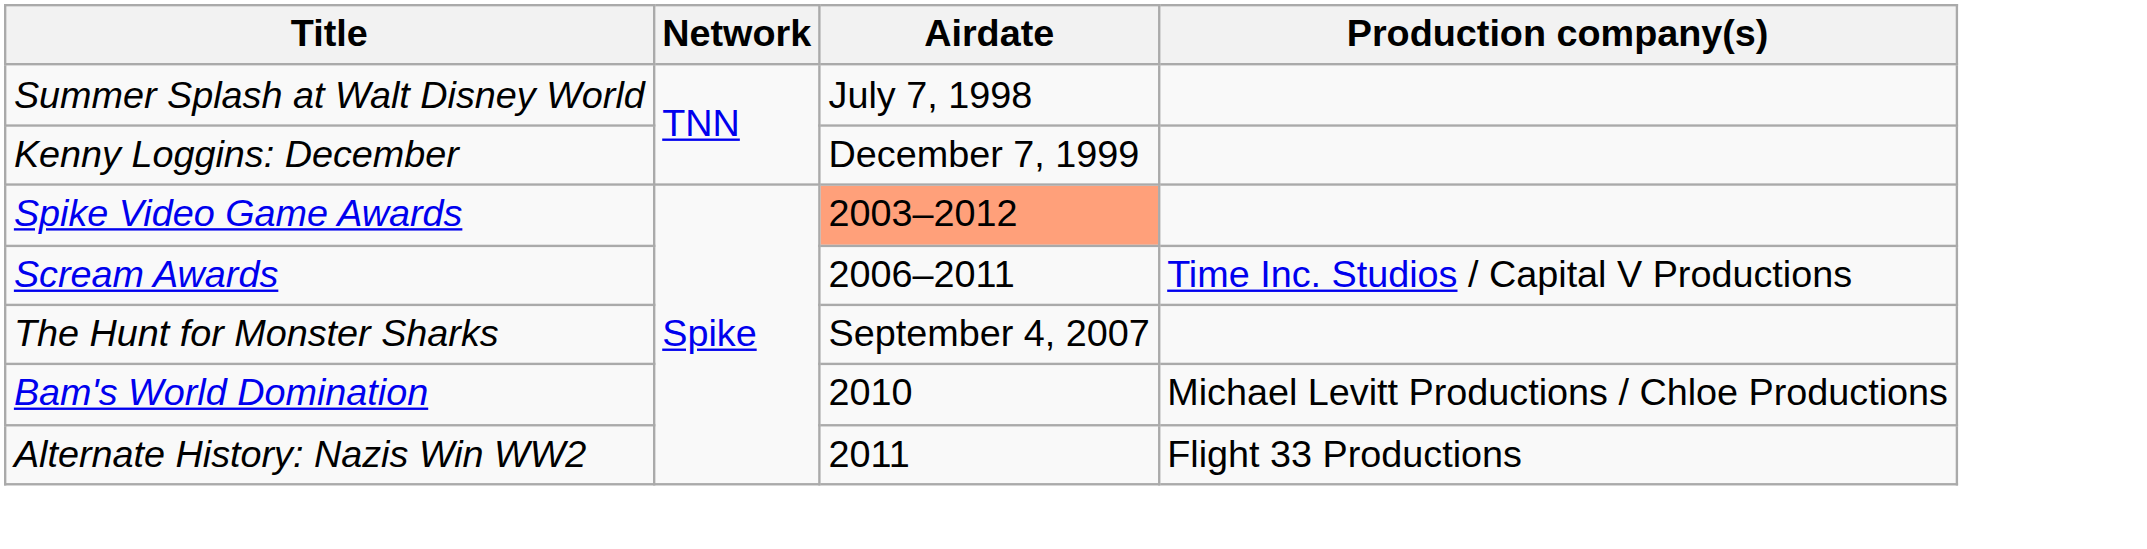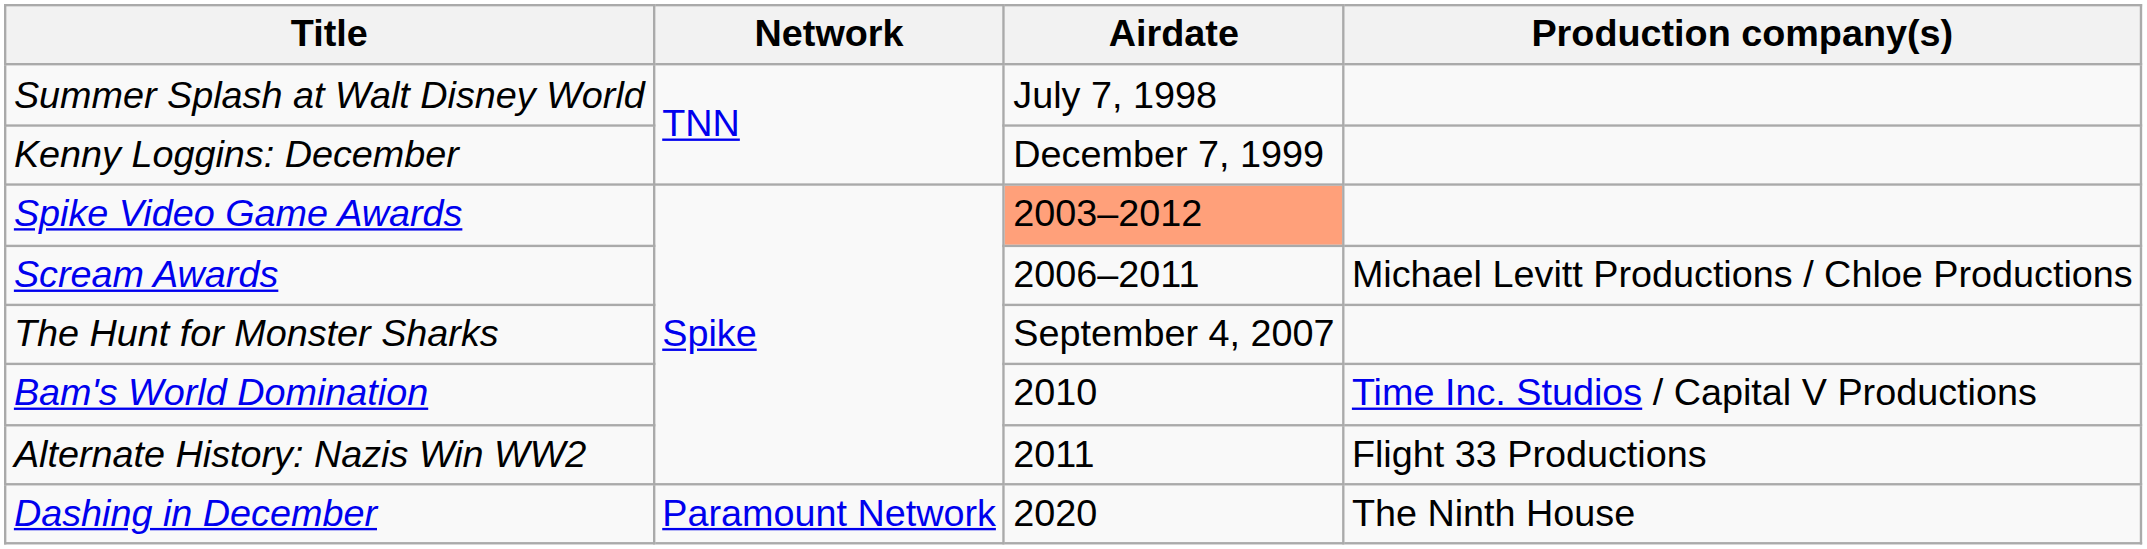(1510, 273) Time Inc. Studios / Capital V Productions -> (1742, 273) Michael Levitt Productions / Chloe Productions
(1558, 393) Michael Levitt Productions / Chloe Productions -> (1694, 393) Time Inc. Studios / Capital V Productions
+ row: (195, 513)
